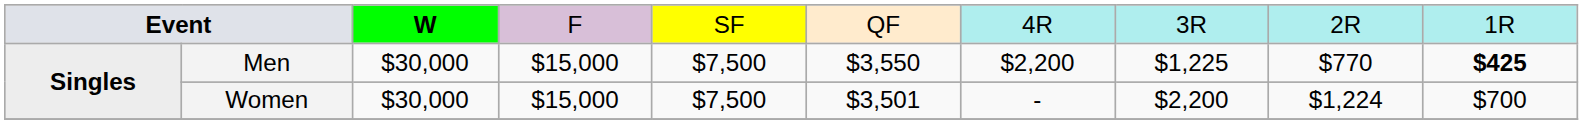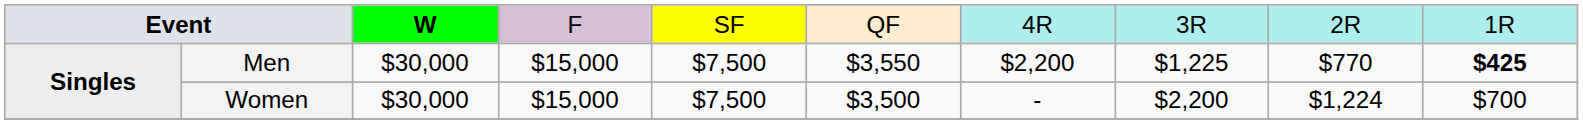(883, 101) $3,501 -> (883, 101) $3,500
